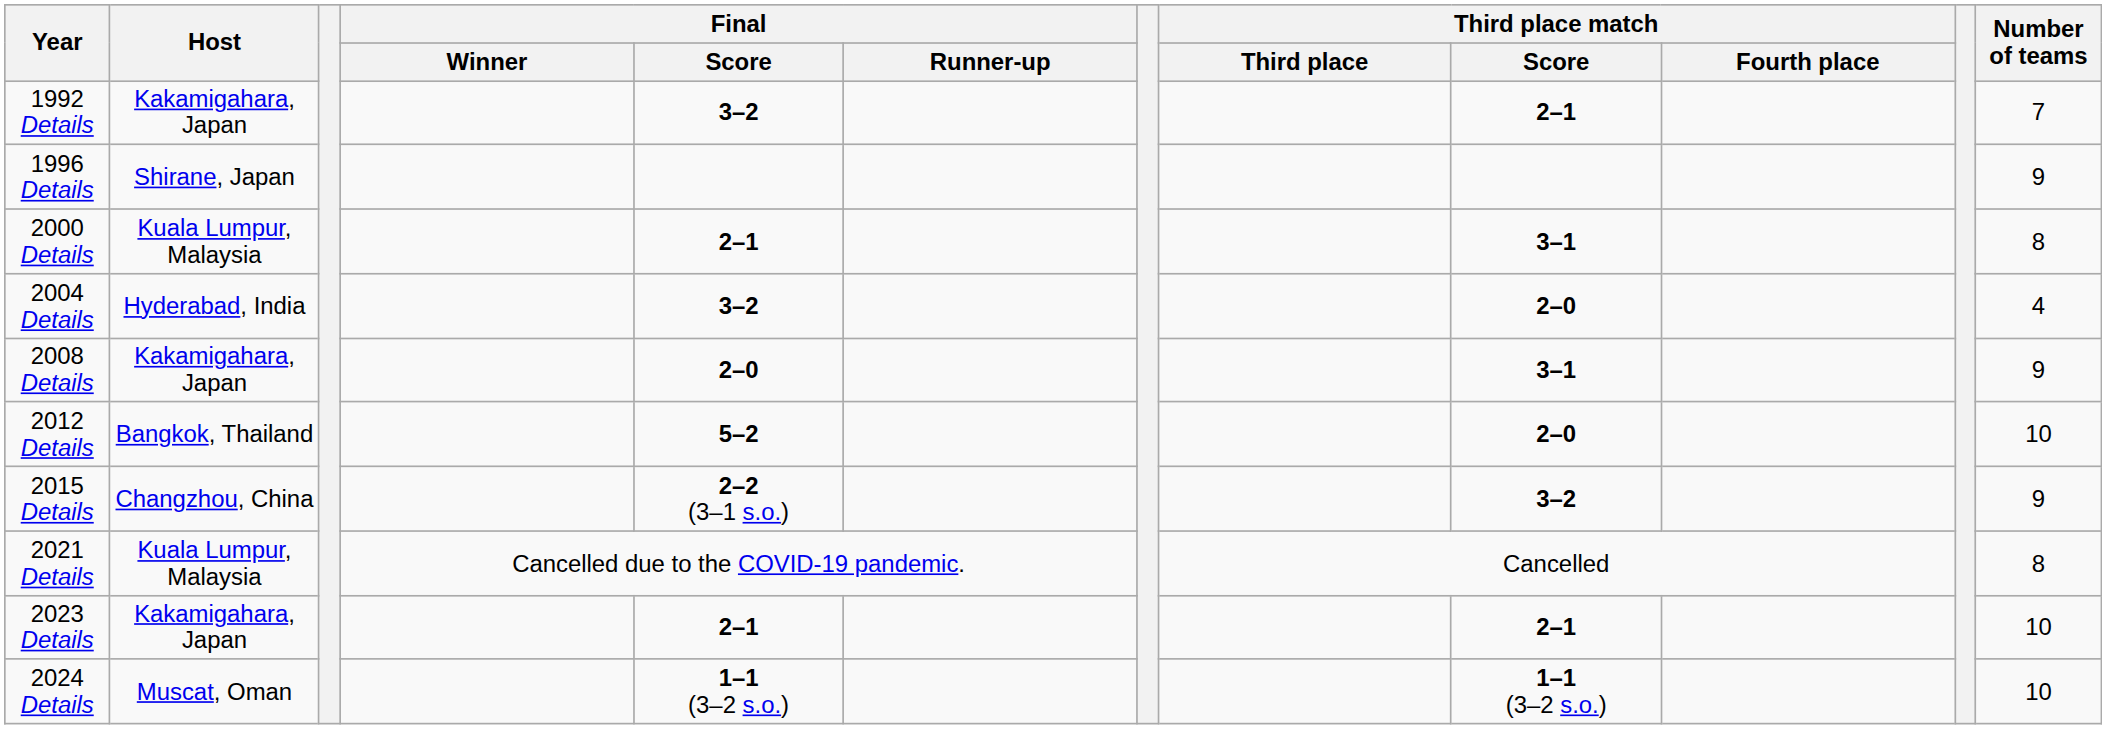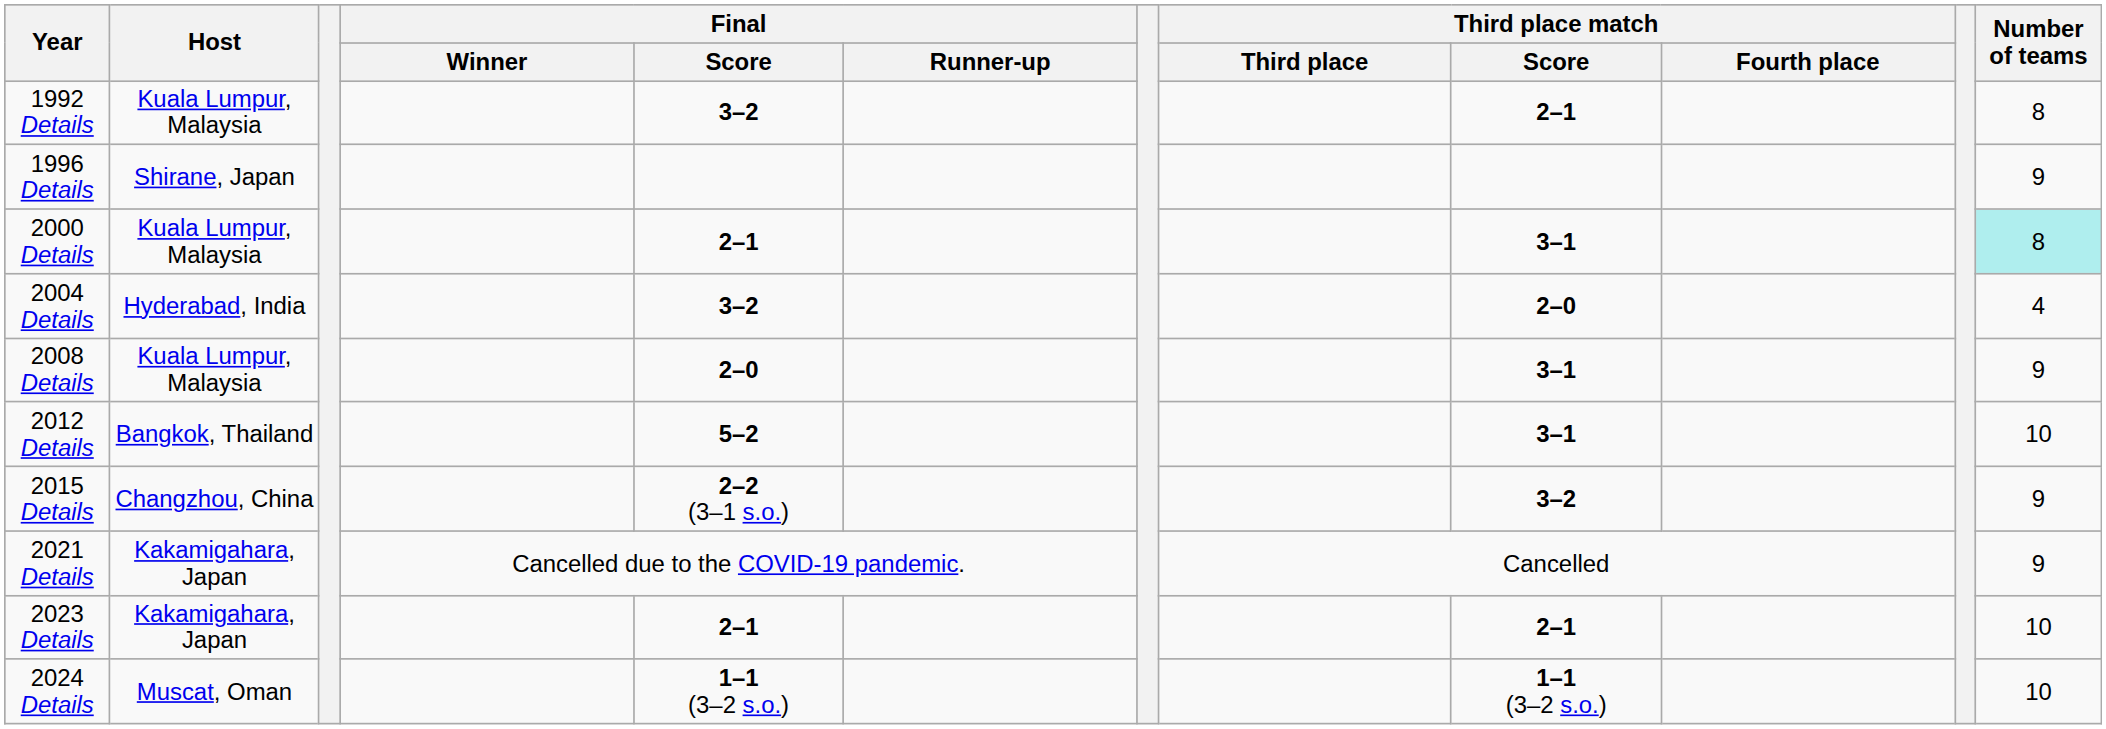(214, 113) Kakamigahara, Japan -> (214, 113) Kuala Lumpur, Malaysia
(2038, 113) 7 -> (2038, 113) 8
(2038, 242) no background -> (2038, 242) paleturquoise background
(214, 370) Kakamigahara, Japan -> (214, 370) Kuala Lumpur, Malaysia
(1556, 435) 2–0 -> (1556, 435) 3–1
(214, 563) Kuala Lumpur, Malaysia -> (214, 563) Kakamigahara, Japan
(2038, 563) 8 -> (2038, 563) 9
